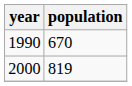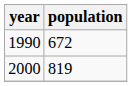(60, 42) 670 -> (60, 42) 672
